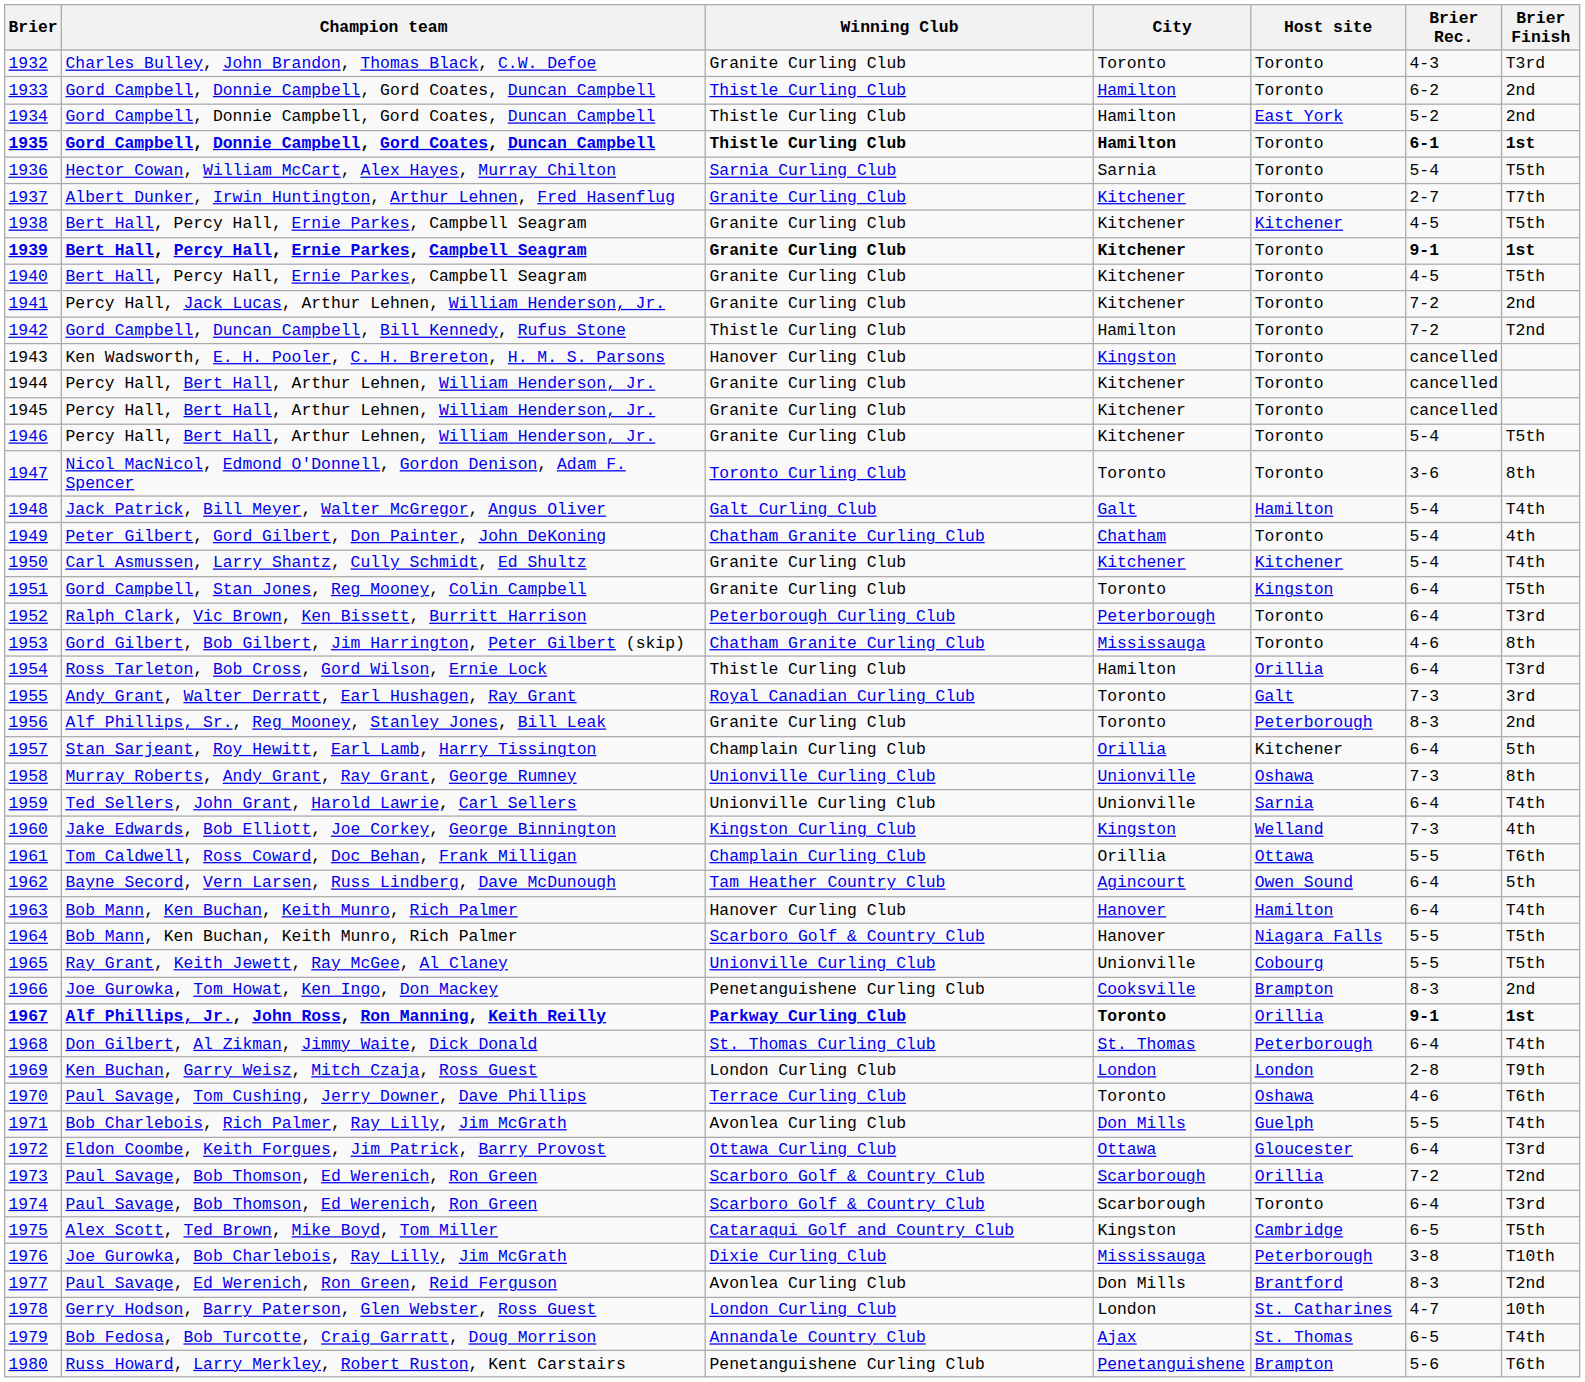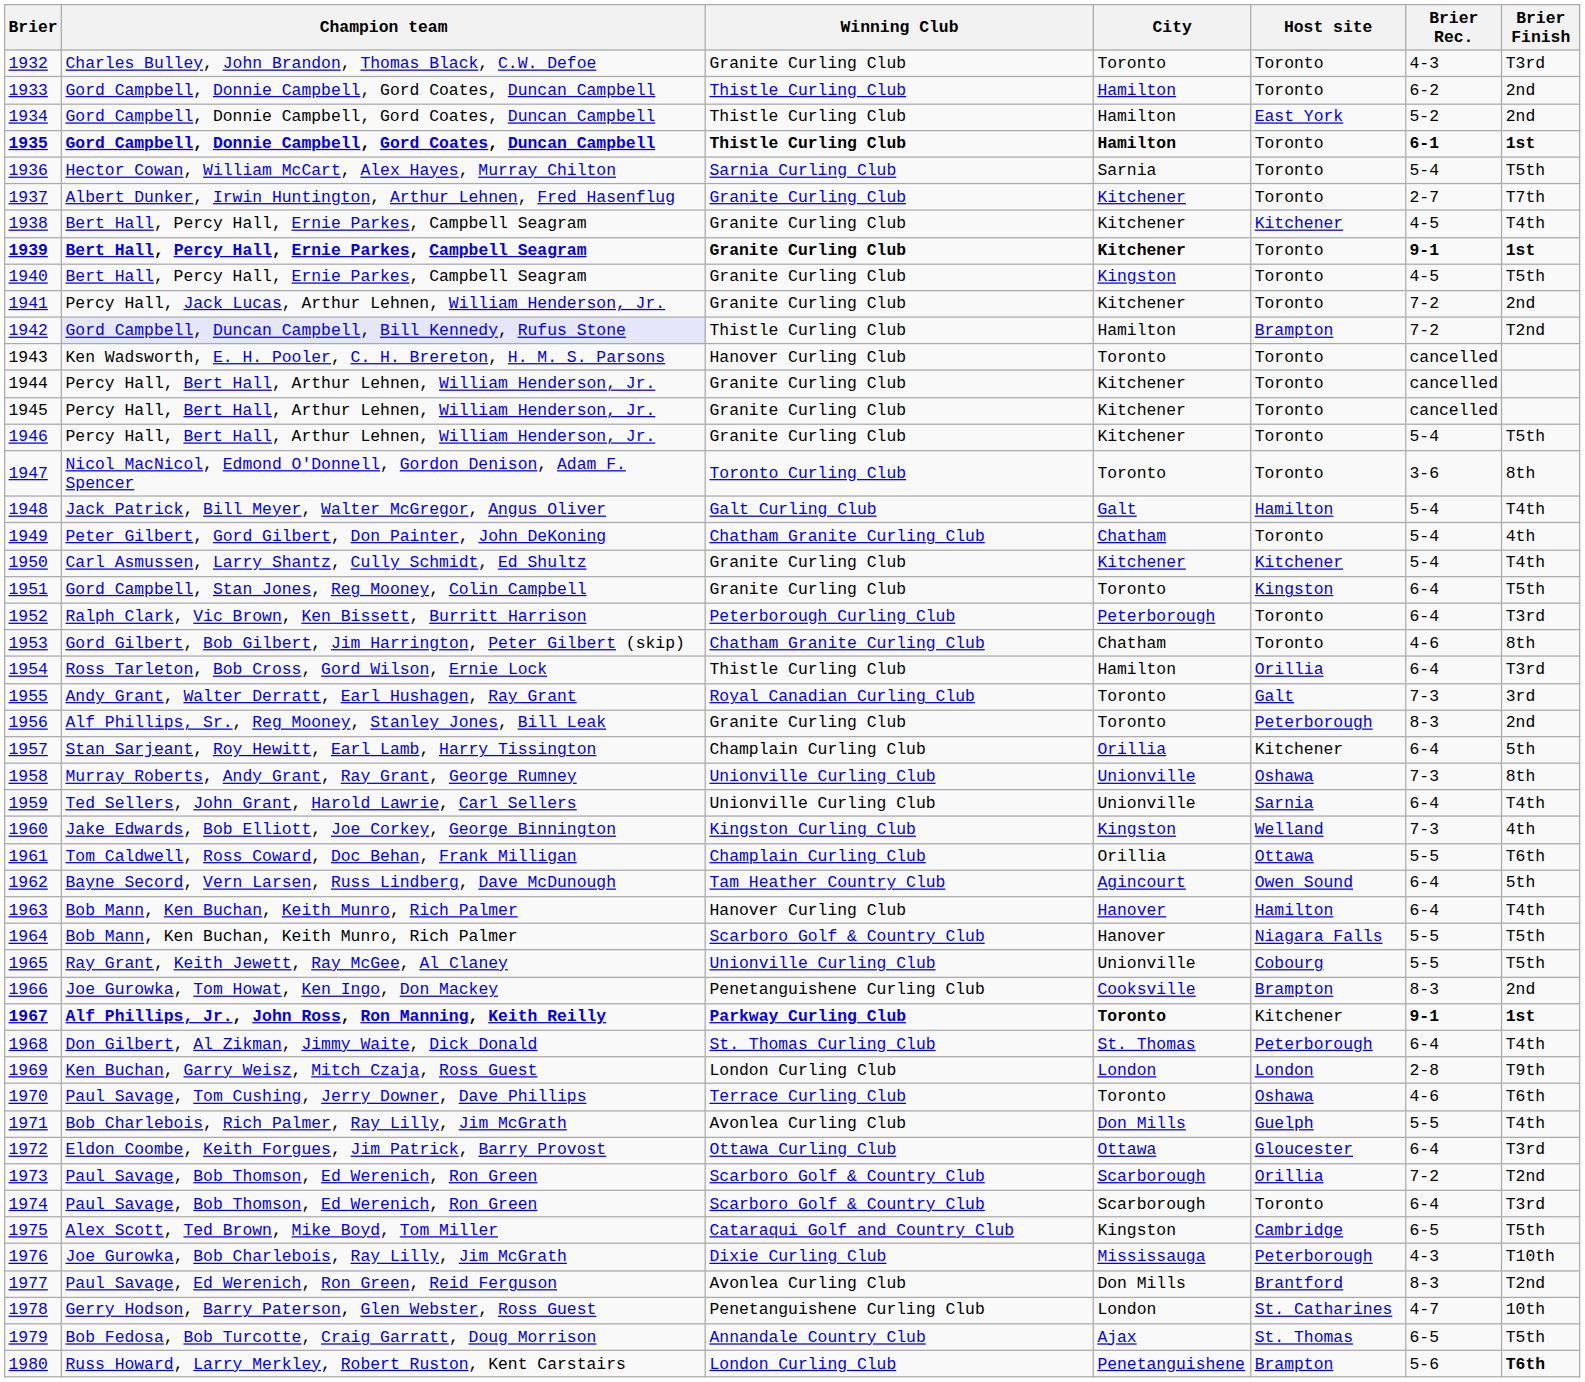(1525, 224) T5th -> (1525, 224) T4th
(1142, 277) Kitchener -> (1137, 277) Kingston
(346, 331) no background -> (346, 331) lavender background
(1289, 331) Toronto -> (1294, 331) Brampton
(1137, 357) Kingston -> (1132, 357) Toronto
(1151, 643) Mississauga -> (1132, 643) Chatham
(1289, 1017) Orillia -> (1299, 1017) Kitchener
(1424, 1257) 3-8 -> (1424, 1257) 4-3
(803, 1311) London Curling Club -> (847, 1311) Penetanguishene Curling Club
(1525, 1337) T4th -> (1525, 1337) T5th
(847, 1364) Penetanguishene Curling Club -> (803, 1364) London Curling Club
(1525, 1364) normal -> (1525, 1364) bold
